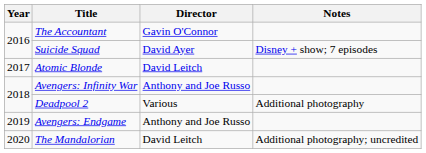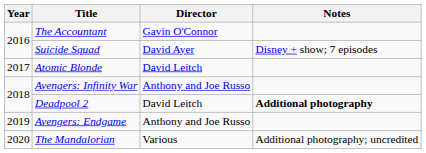(160, 103) Various -> (172, 103) David Leitch
(310, 103) normal -> (314, 103) bold
(172, 139) David Leitch -> (160, 139) Various
